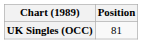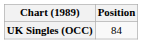(116, 30) 81 -> (116, 30) 84
